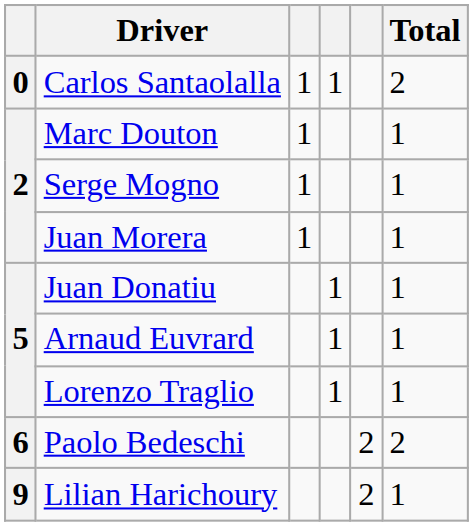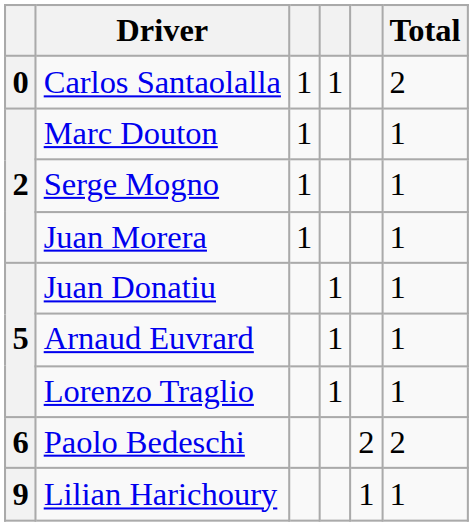(366, 493) 2 -> (366, 493) 1
